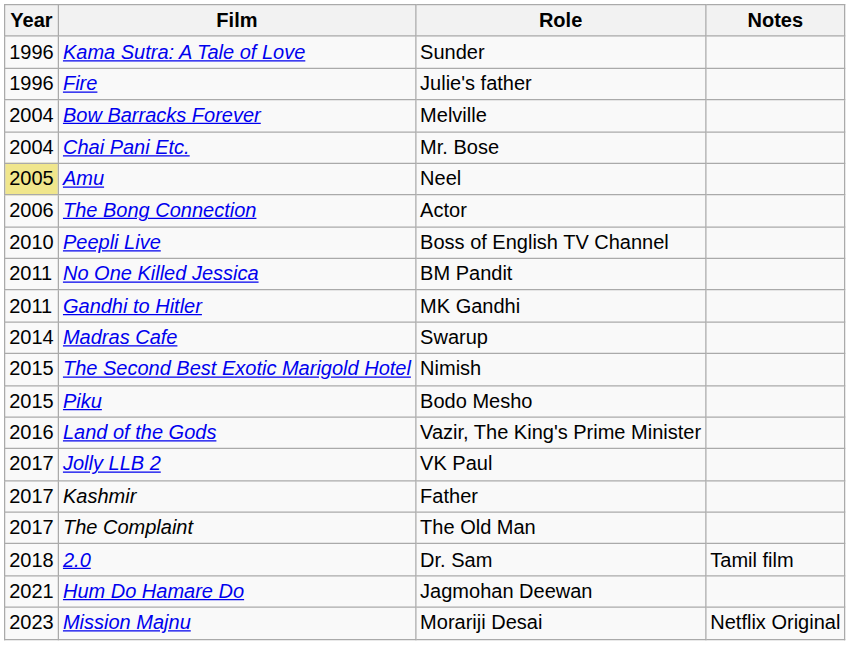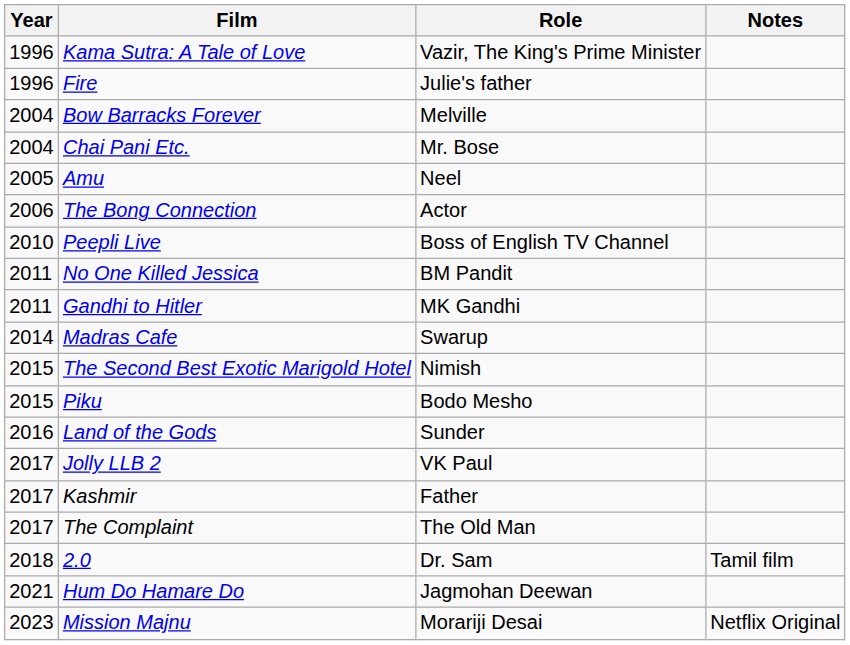(452, 52) Sunder -> (561, 52) Vazir, The King's Prime Minister
(31, 178) khaki background -> (31, 178) no background
(561, 432) Vazir, The King's Prime Minister -> (452, 432) Sunder
